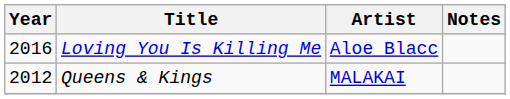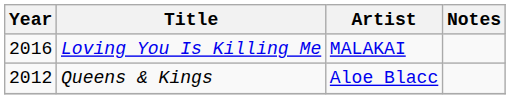(384, 49) Aloe Blacc -> (368, 49) MALAKAI
(368, 78) MALAKAI -> (384, 78) Aloe Blacc
